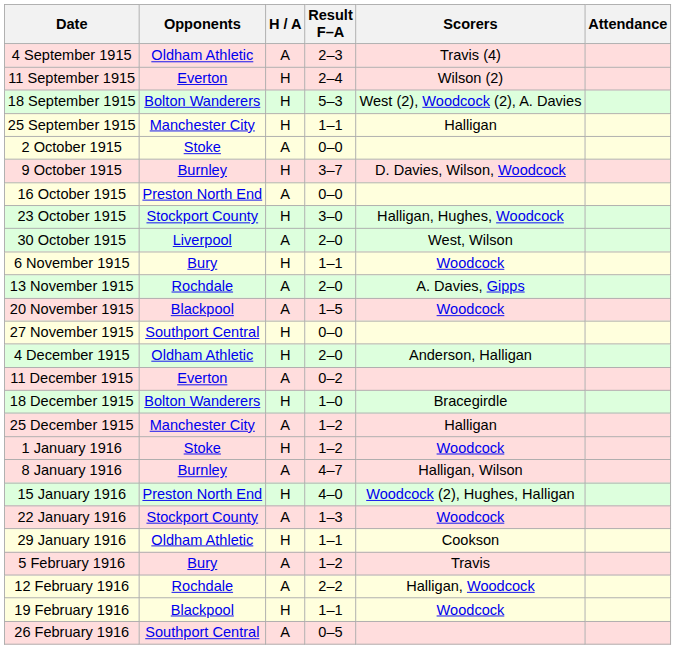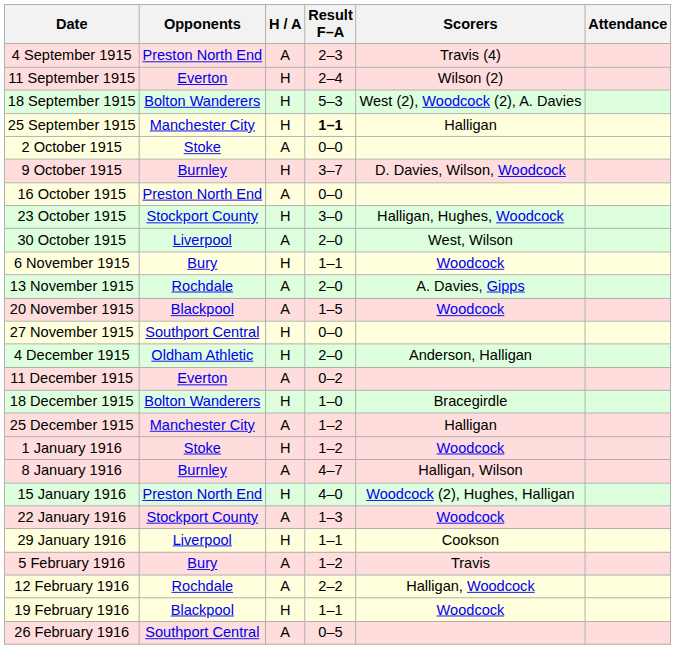(202, 55) Oldham Athletic -> (202, 55) Preston North End
(330, 124) normal -> (330, 124) bold
(202, 540) Oldham Athletic -> (202, 540) Liverpool
